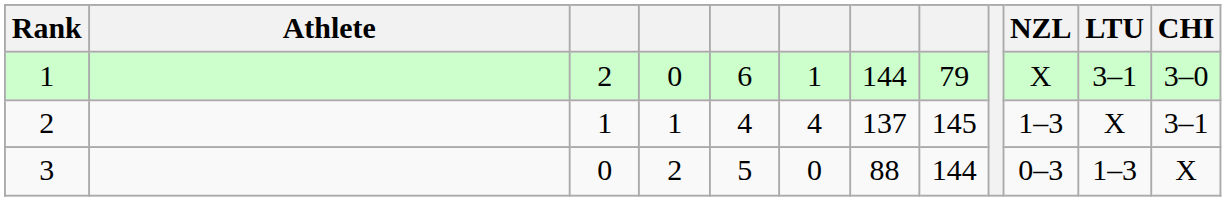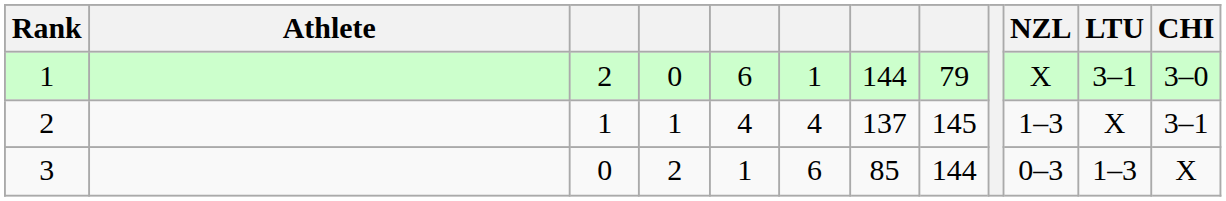(745, 170) 5 -> (745, 170) 1
(814, 170) 0 -> (814, 170) 6
(884, 170) 88 -> (884, 170) 85
